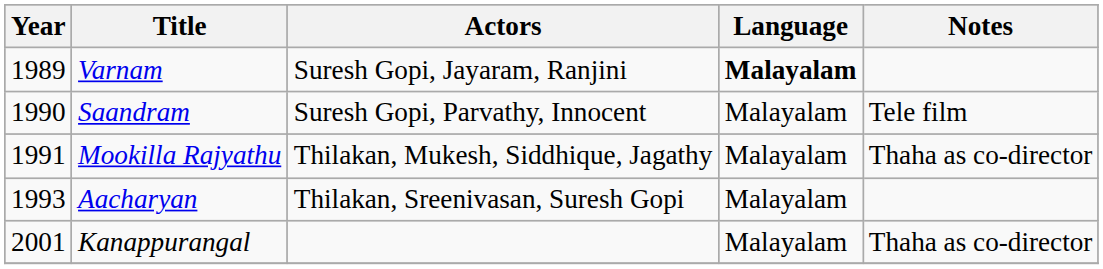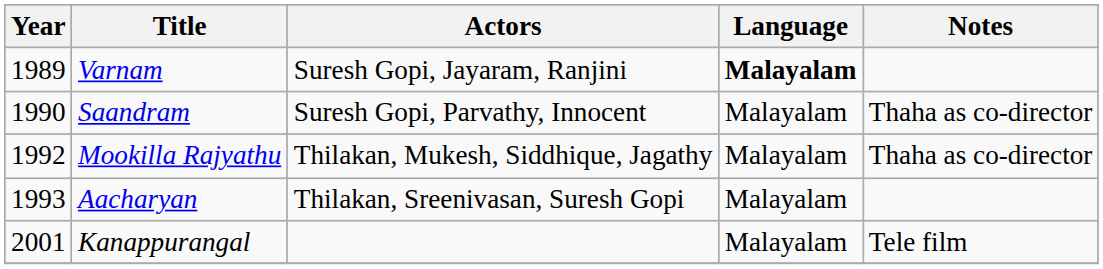(918, 112) Tele film -> (981, 112) Thaha as co-director
(38, 155) 1991 -> (38, 155) 1992
(981, 241) Thaha as co-director -> (918, 241) Tele film
